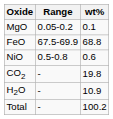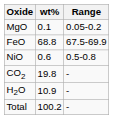columns swapped: (95, 12) <-> (58, 12)
